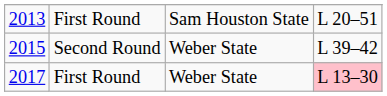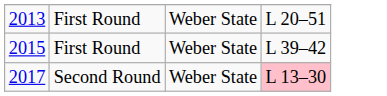(239, 18) Sam Houston State -> (213, 18) Weber State
(107, 47) Second Round -> (97, 47) First Round
(97, 76) First Round -> (107, 76) Second Round
